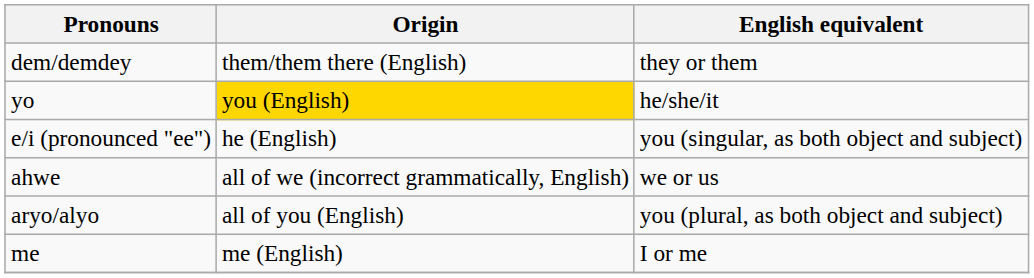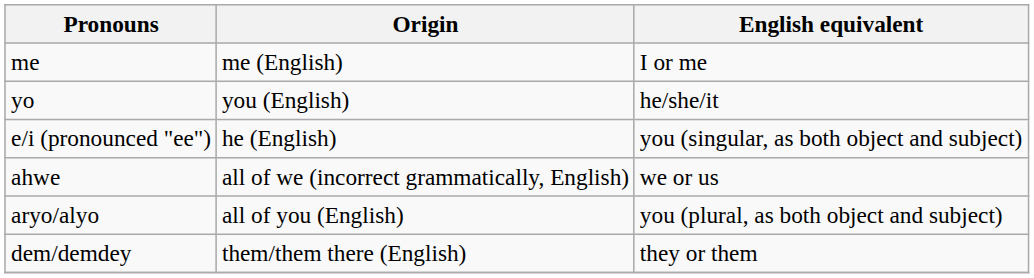rows swapped: (25, 253) <-> (71, 62)
(286, 100) gold background -> (286, 100) no background
